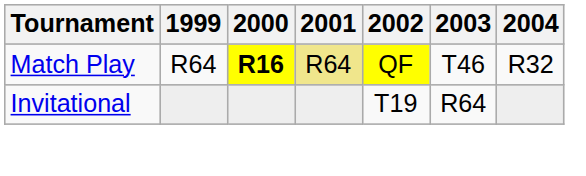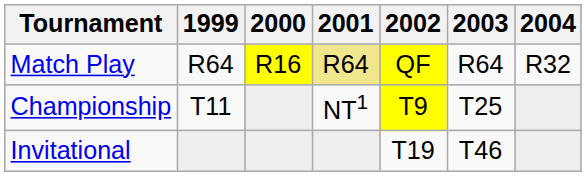(261, 64) bold -> (278, 64) normal
(463, 64) T46 -> (481, 64) R64
+ row: (91, 107)
(463, 104) R64 -> (481, 150) T46
